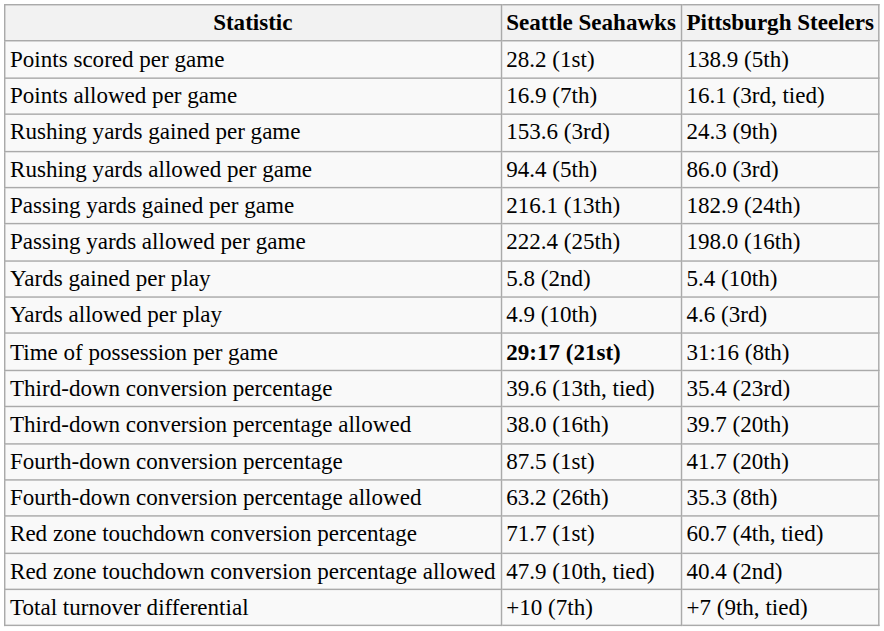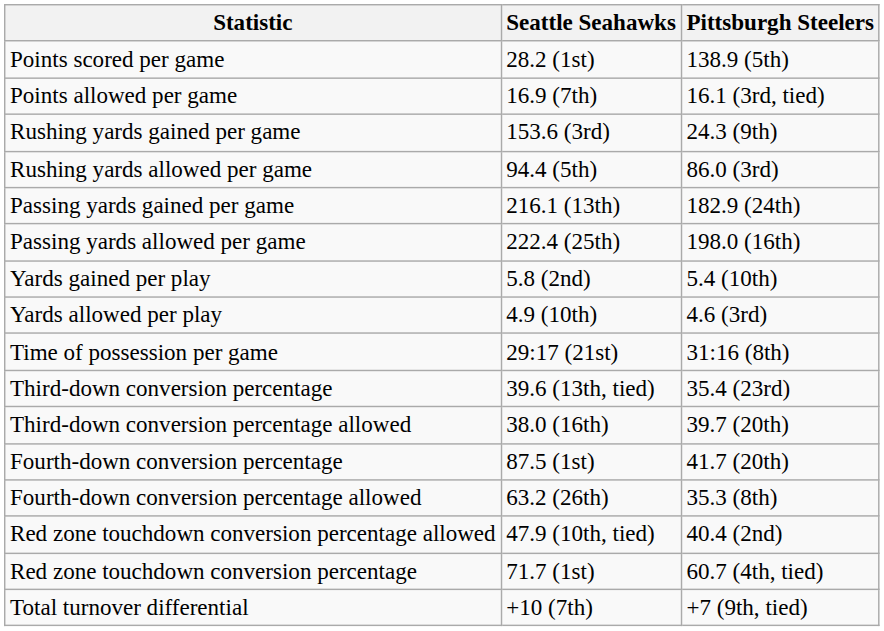(564, 351) bold -> (562, 351) normal
rows swapped: (213, 534) <-> (253, 570)
